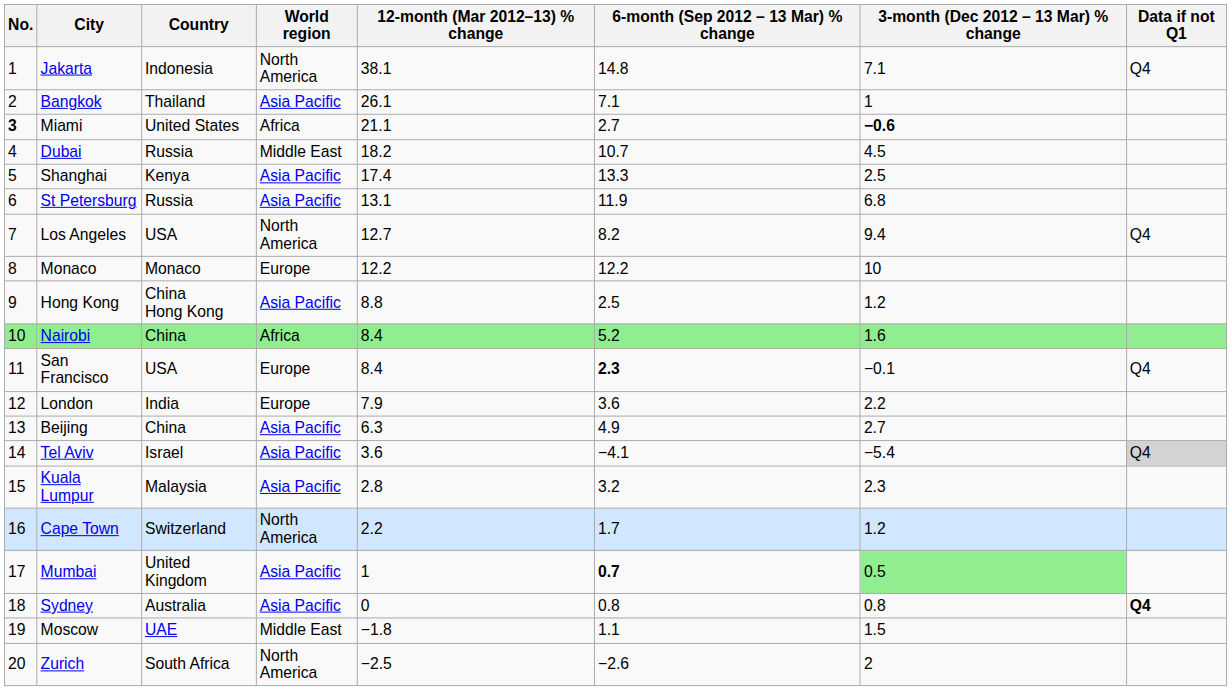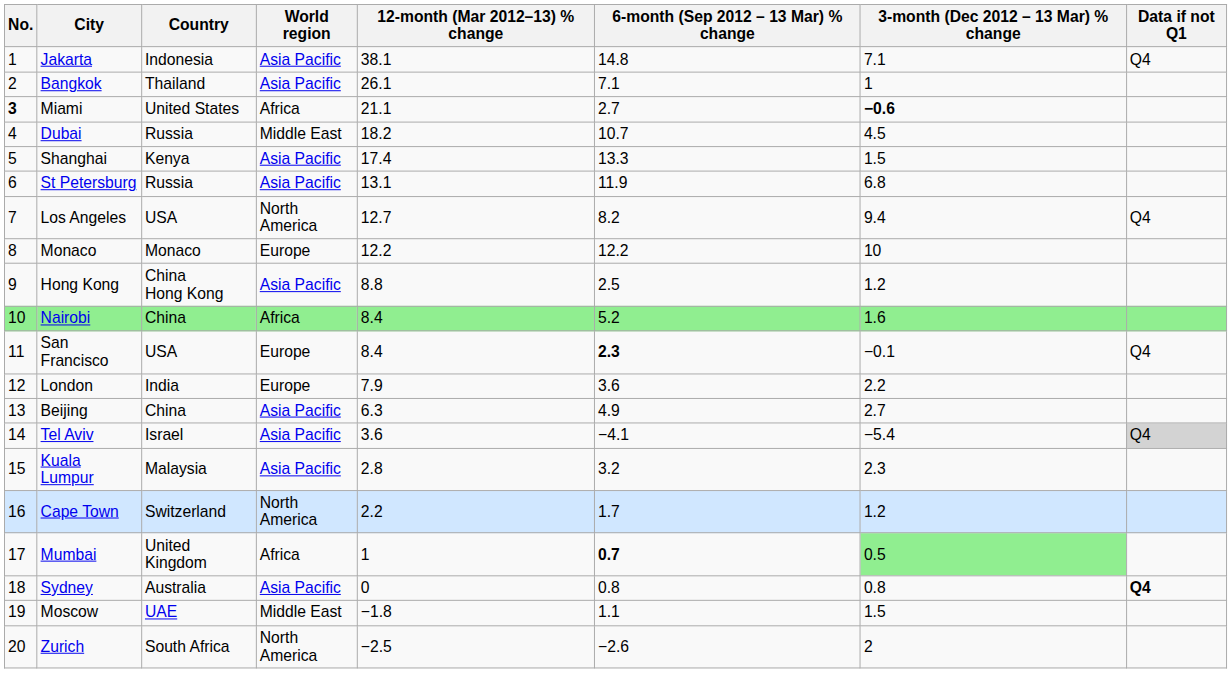(289, 68) North America -> (300, 59) Asia Pacific
(875, 176) 2.5 -> (875, 158) 1.5
(300, 571) Asia Pacific -> (280, 554) Africa
